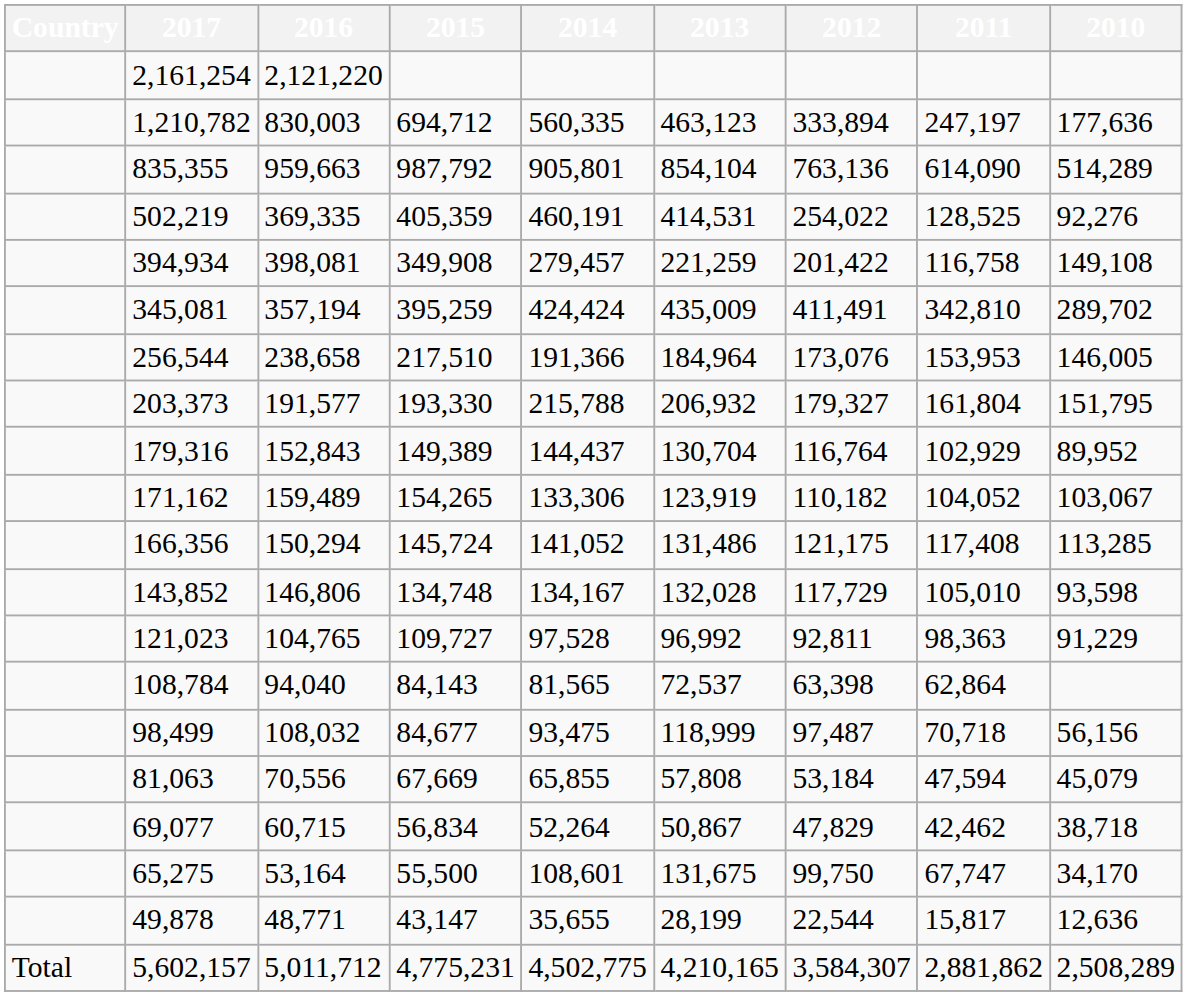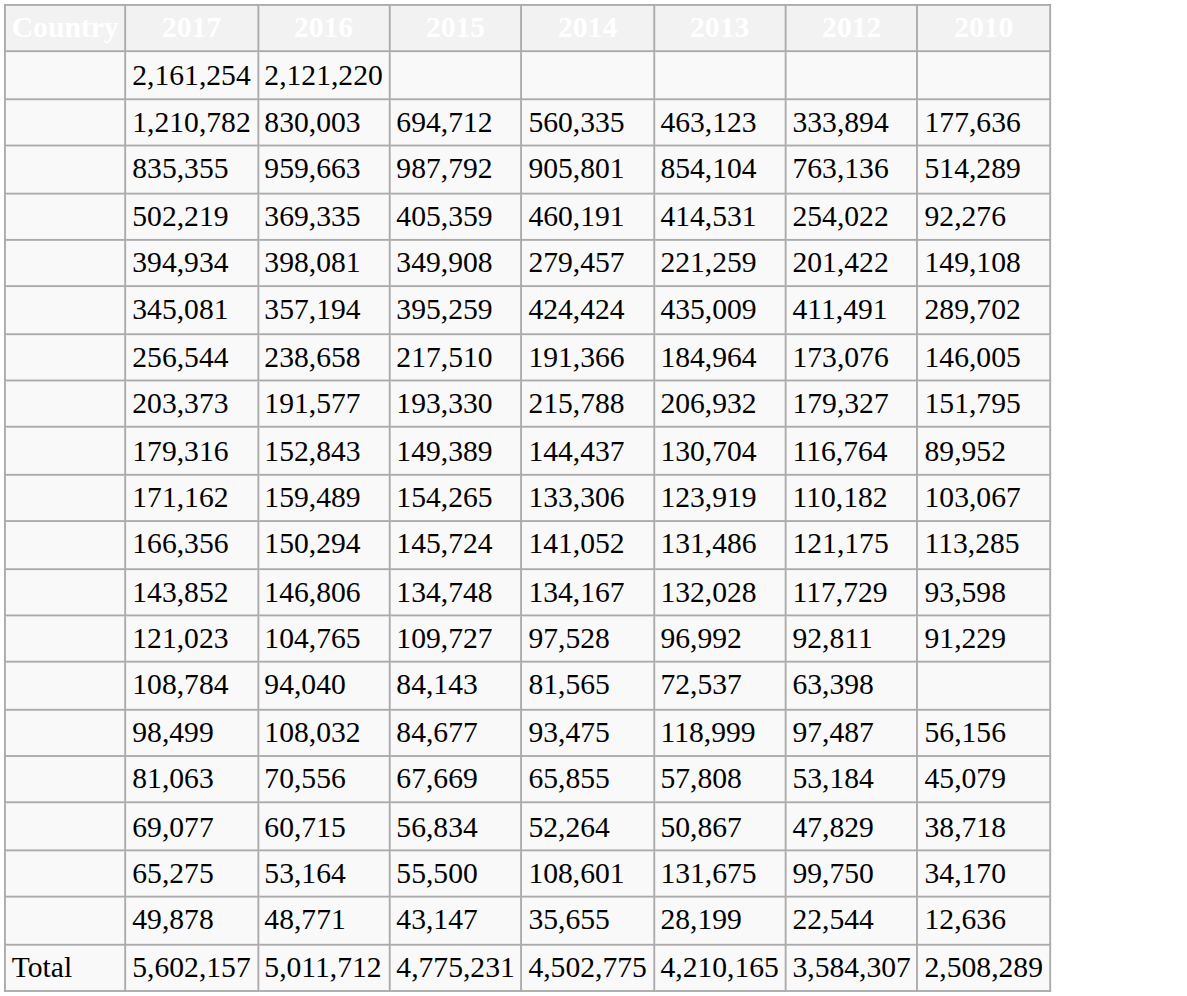- column: (984, 27)
